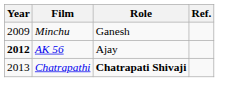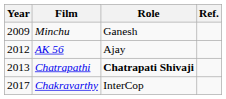(18, 49) bold -> (18, 49) normal
+ row: (66, 85)
